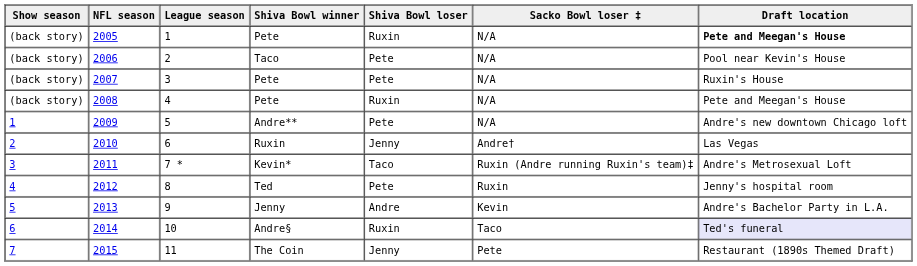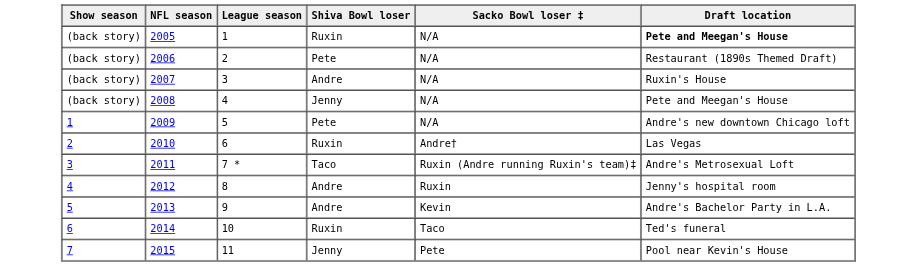- column: (307, 15)
(774, 58) Pool near Kevin's House -> (742, 58) Restaurant (1890s Themed Draft)
(381, 79) Pete -> (327, 79) Andre
(384, 101) Ruxin -> (327, 101) Jenny
(384, 143) Jenny -> (327, 143) Ruxin
(381, 186) Pete -> (327, 186) Andre
(743, 229) lavender background -> (686, 229) no background
(799, 250) Restaurant (1890s Themed Draft) -> (717, 250) Pool near Kevin's House
